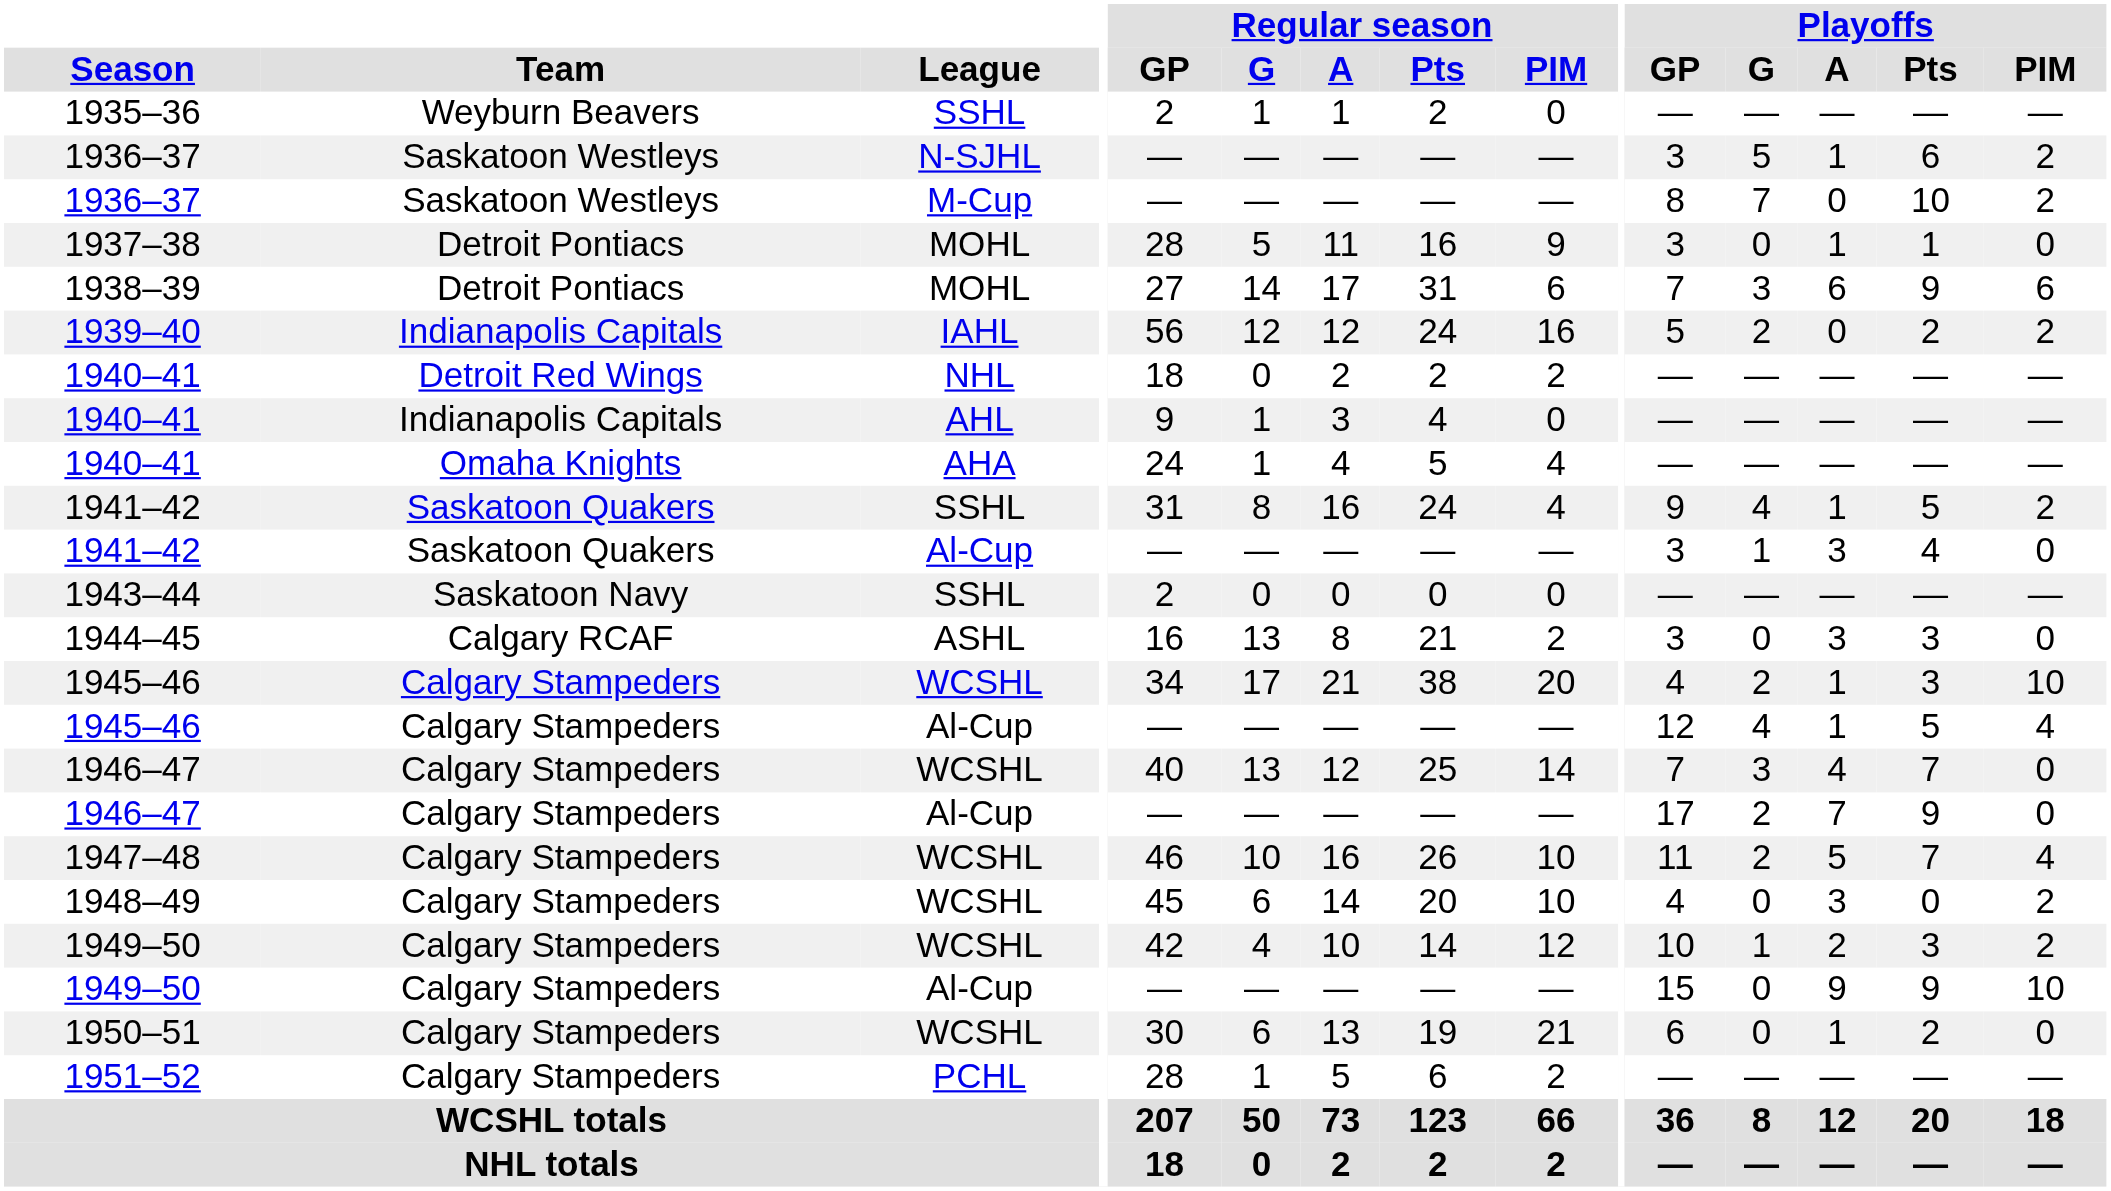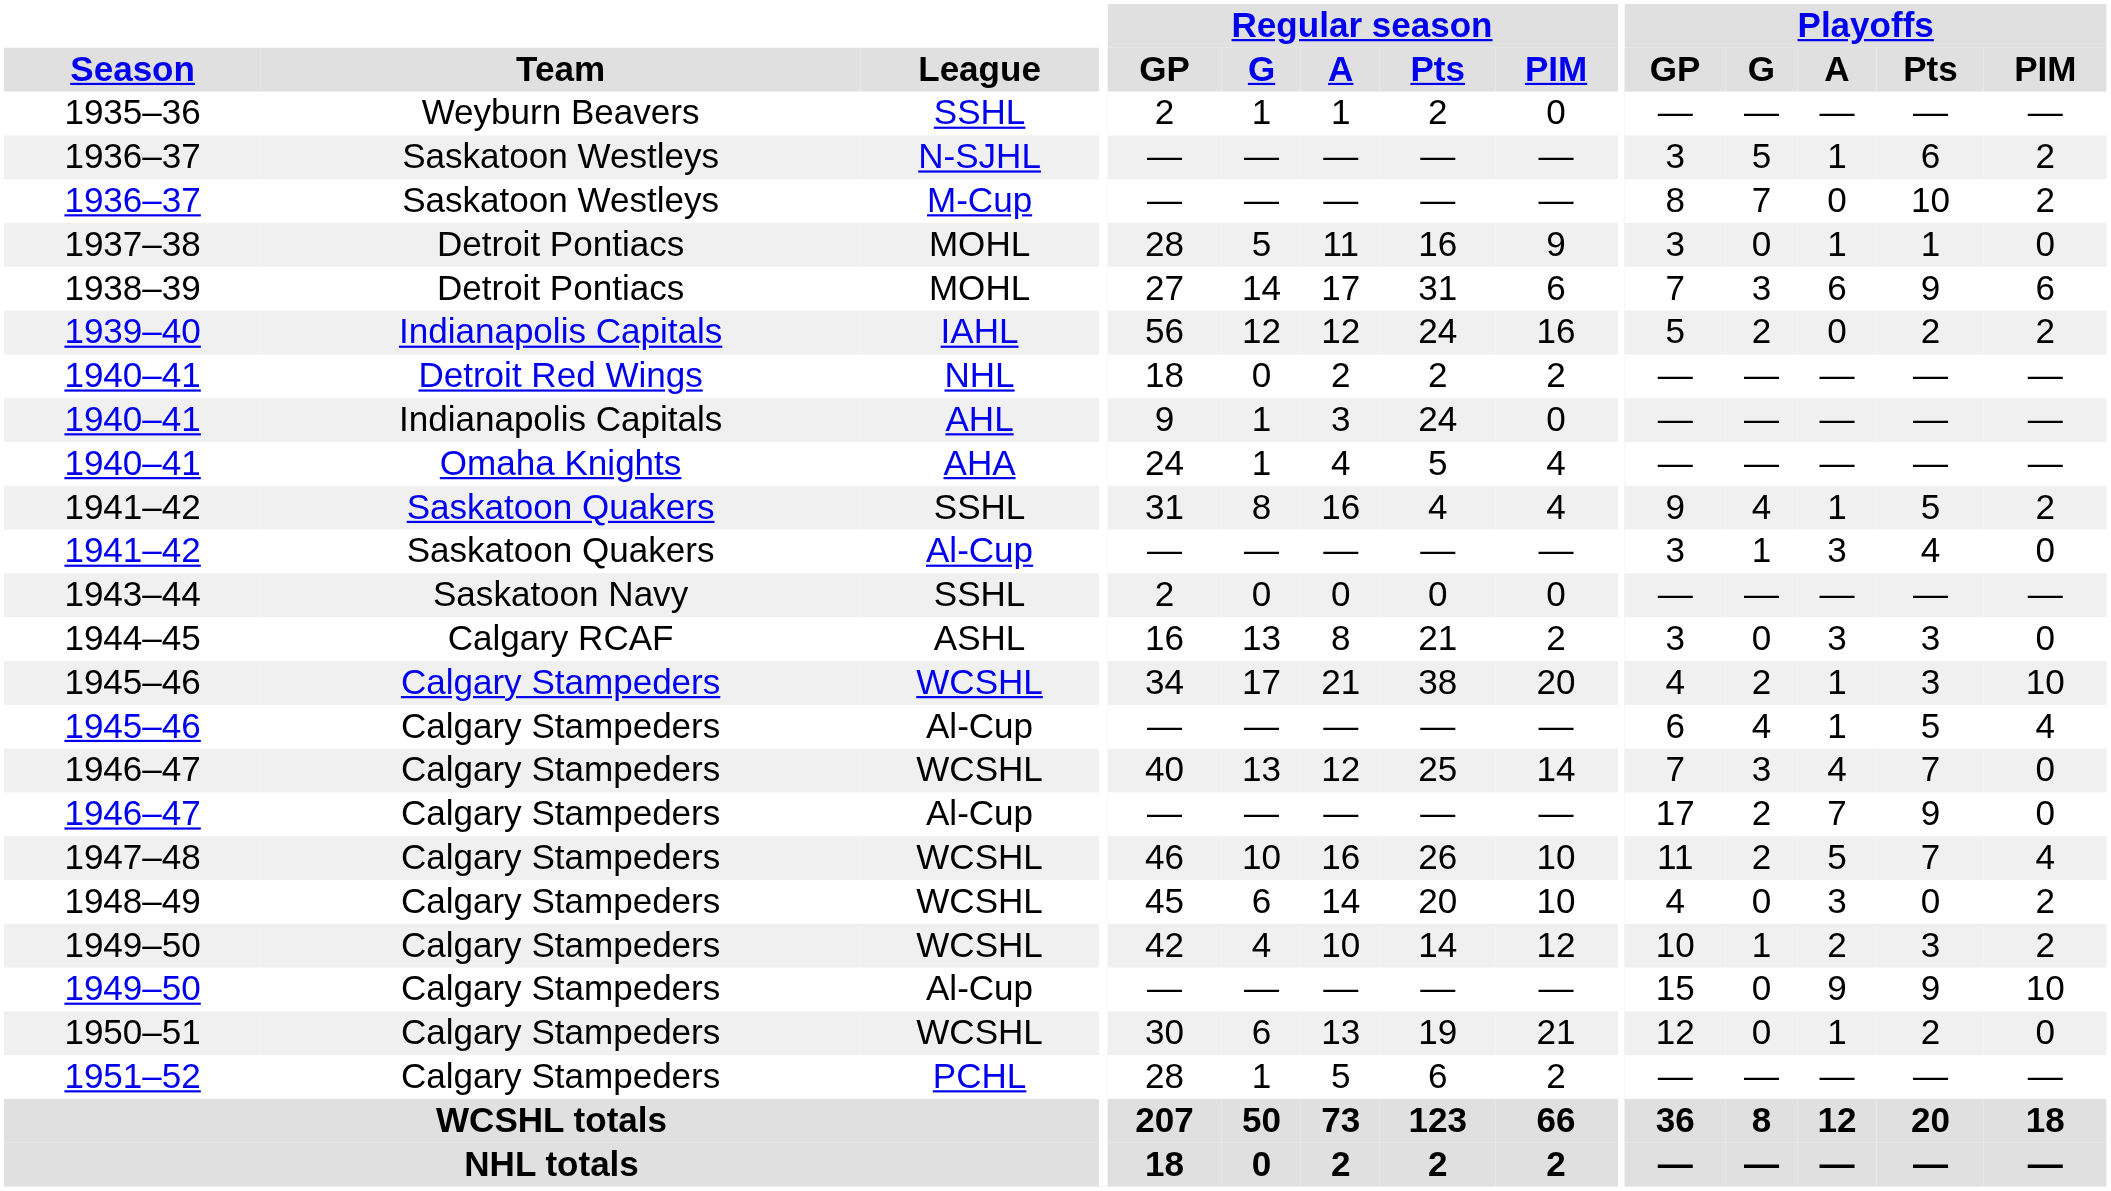(1438, 419) 4 -> (1438, 419) 24
(1438, 507) 24 -> (1438, 507) 4
(1675, 726) 12 -> (1675, 726) 6
(1675, 1032) 6 -> (1675, 1032) 12
